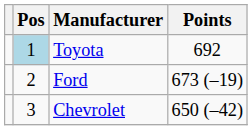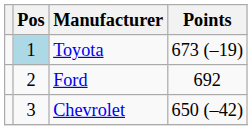(207, 49) 692 -> (207, 49) 673 (–19)
(207, 79) 673 (–19) -> (207, 79) 692
